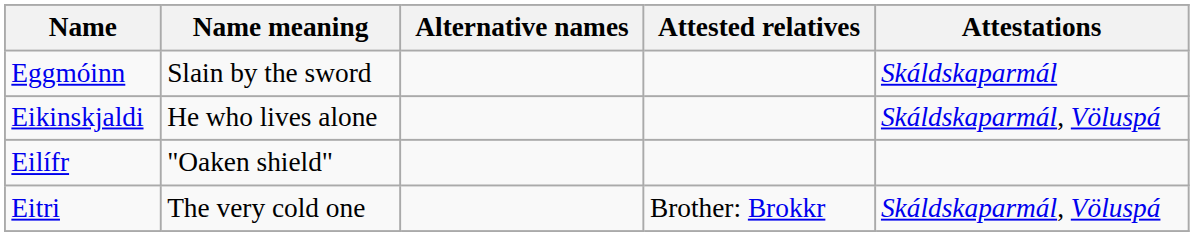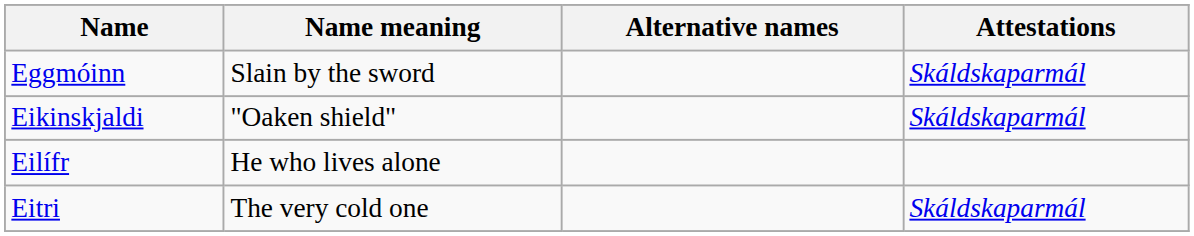- column: (759, 27)
(272, 117) He who lives alone -> (313, 117) "Oaken shield"
(1021, 117) Skáldskaparmál, Völuspá -> (998, 117) Skáldskaparmál
(250, 162) "Oaken shield" -> (336, 162) He who lives alone
(1021, 207) Skáldskaparmál, Völuspá -> (998, 207) Skáldskaparmál
